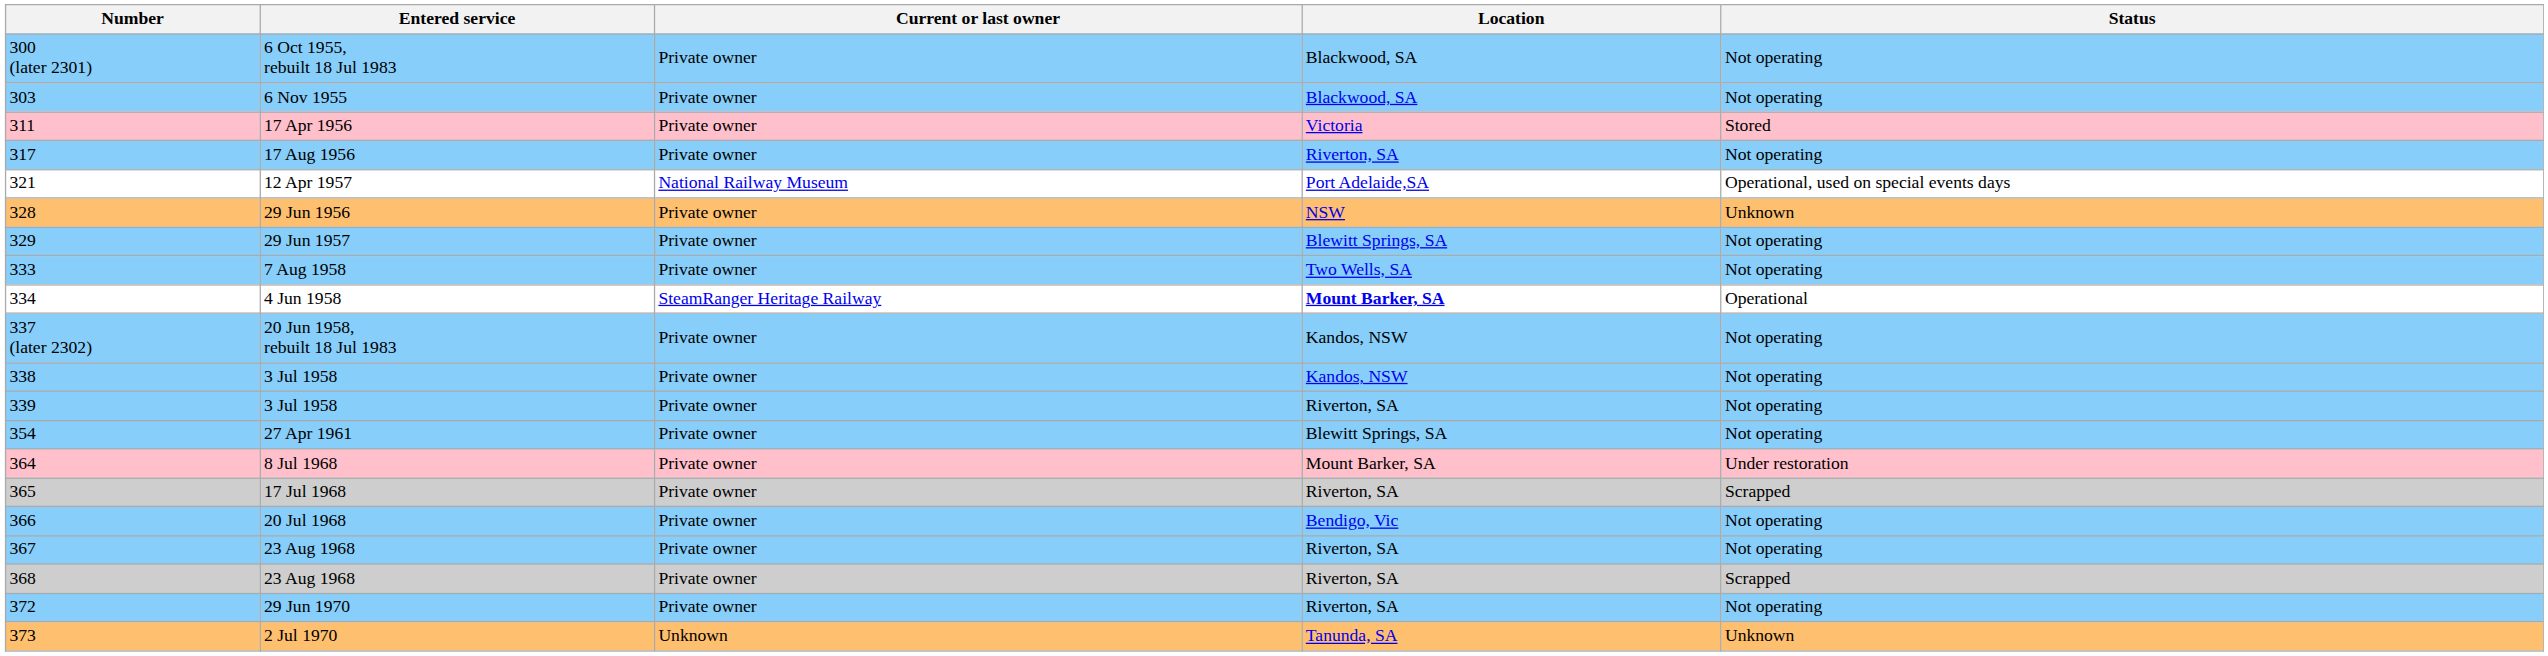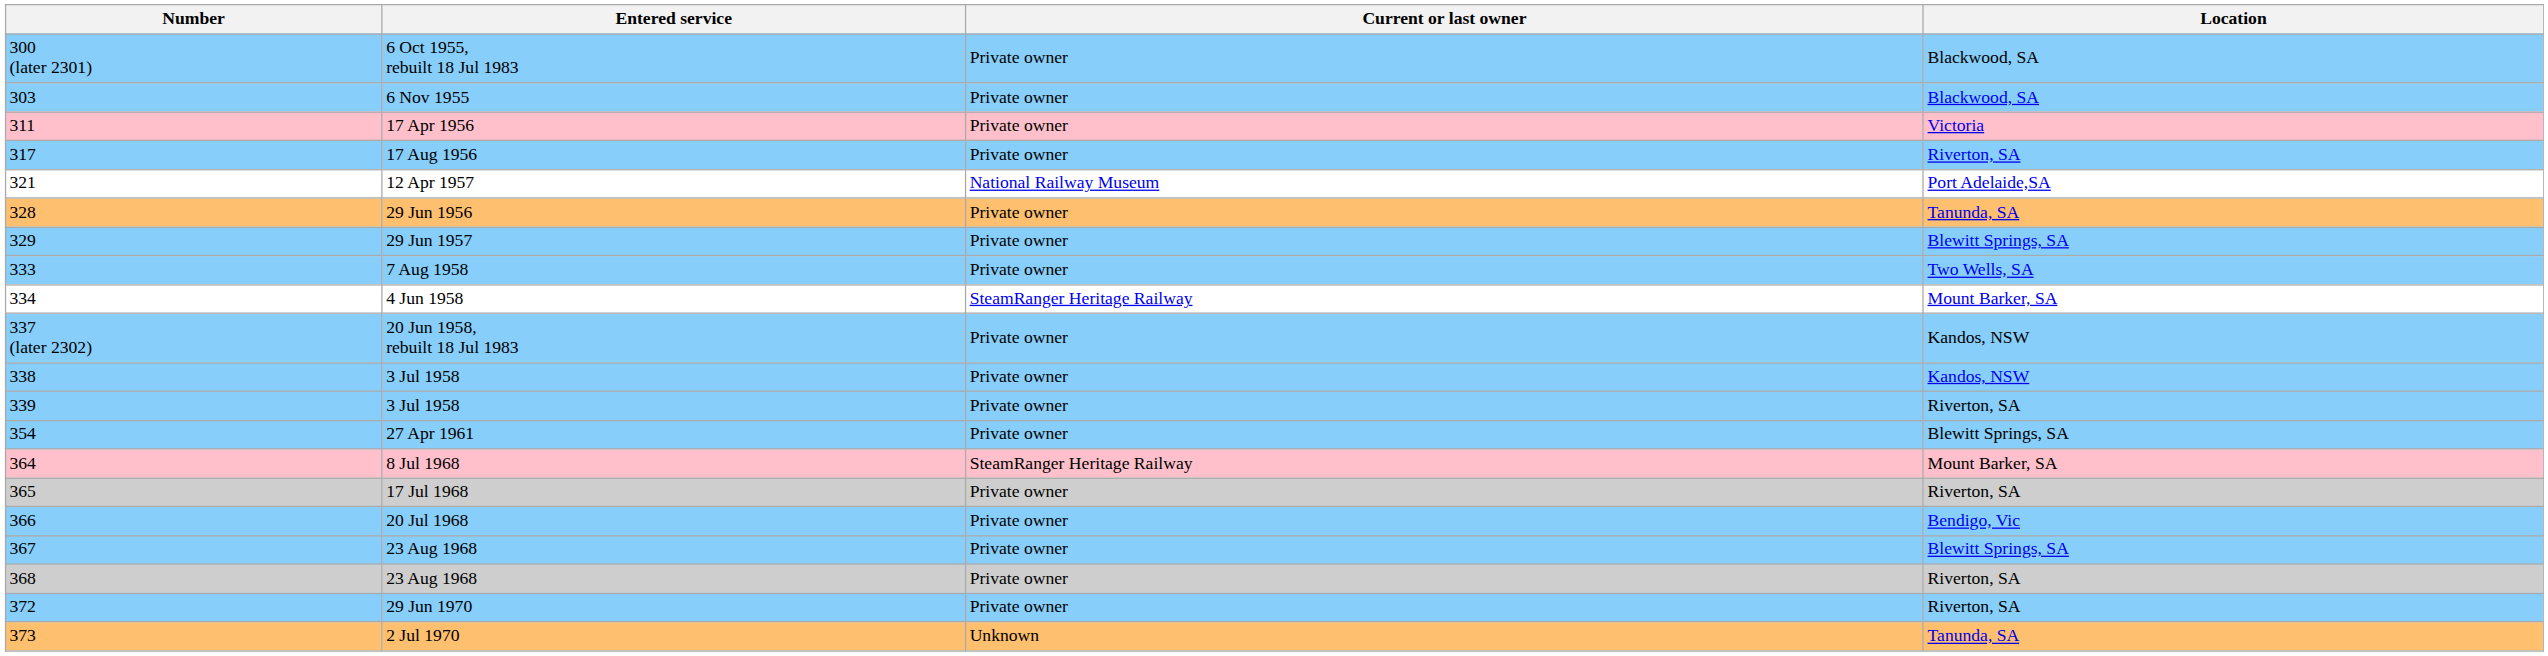- column: (2132, 18)
(1325, 211) NSW -> (1973, 211) Tanunda, SA
(1375, 298) bold -> (1992, 298) normal
(708, 462) Private owner -> (1081, 462) SteamRanger Heritage Railway
(1352, 549) Riverton, SA -> (1998, 549) Blewitt Springs, SA
